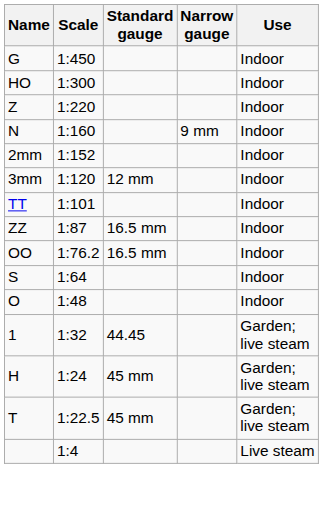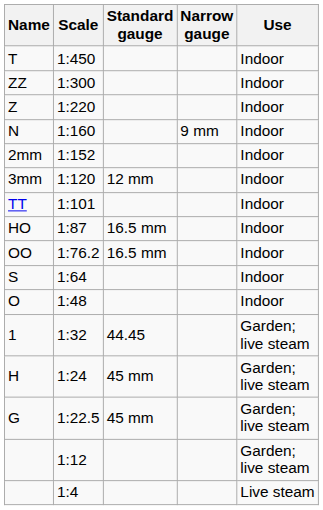(14, 58) G -> (13, 58) T
(20, 82) HO -> (17, 82) ZZ
(17, 228) ZZ -> (20, 228) HO
(13, 418) T -> (14, 418) G
+ row: (72, 459)
